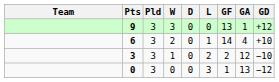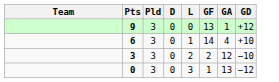- column: (172, 12)
